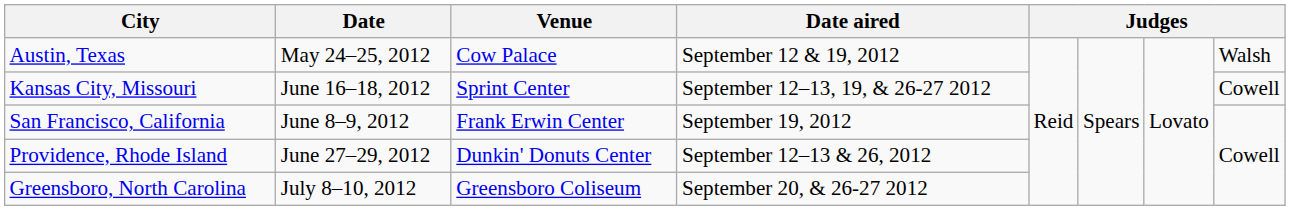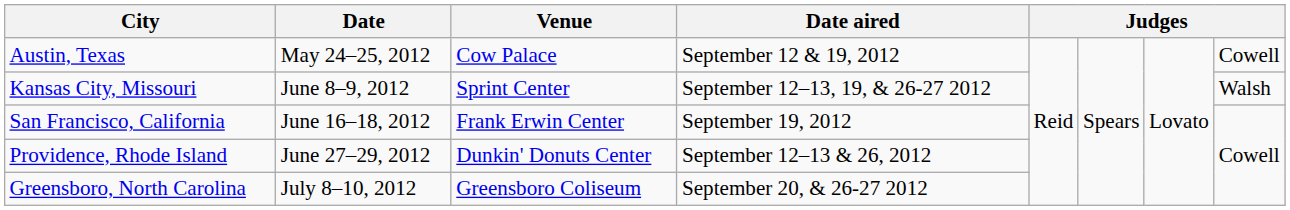(1245, 54) Walsh -> (1249, 54) Cowell
(356, 88) June 16–18, 2012 -> (345, 88) June 8–9, 2012
(1249, 88) Cowell -> (1245, 88) Walsh
(345, 121) June 8–9, 2012 -> (356, 121) June 16–18, 2012
